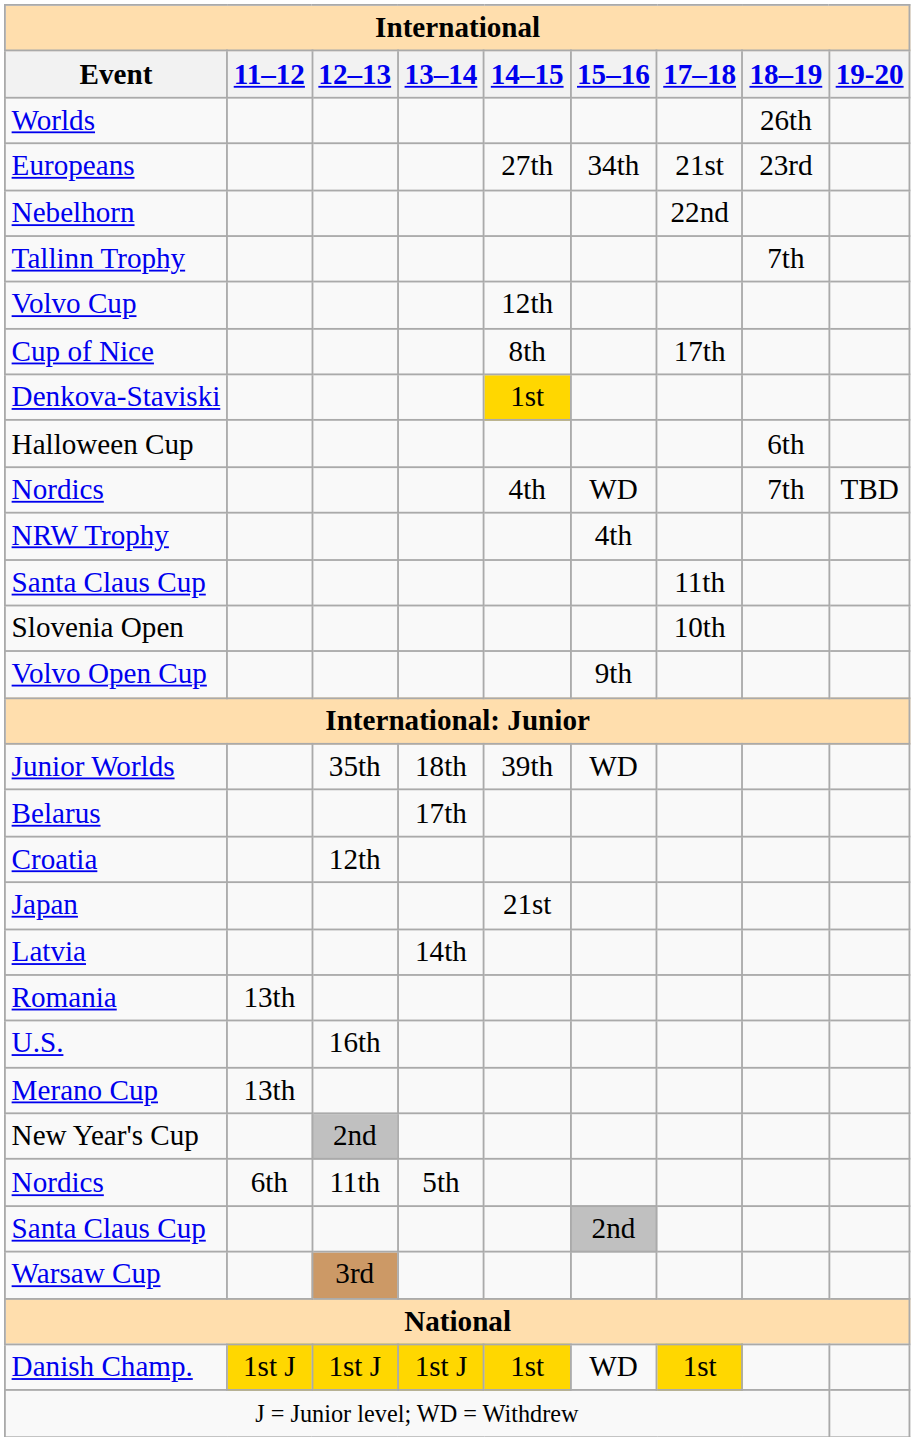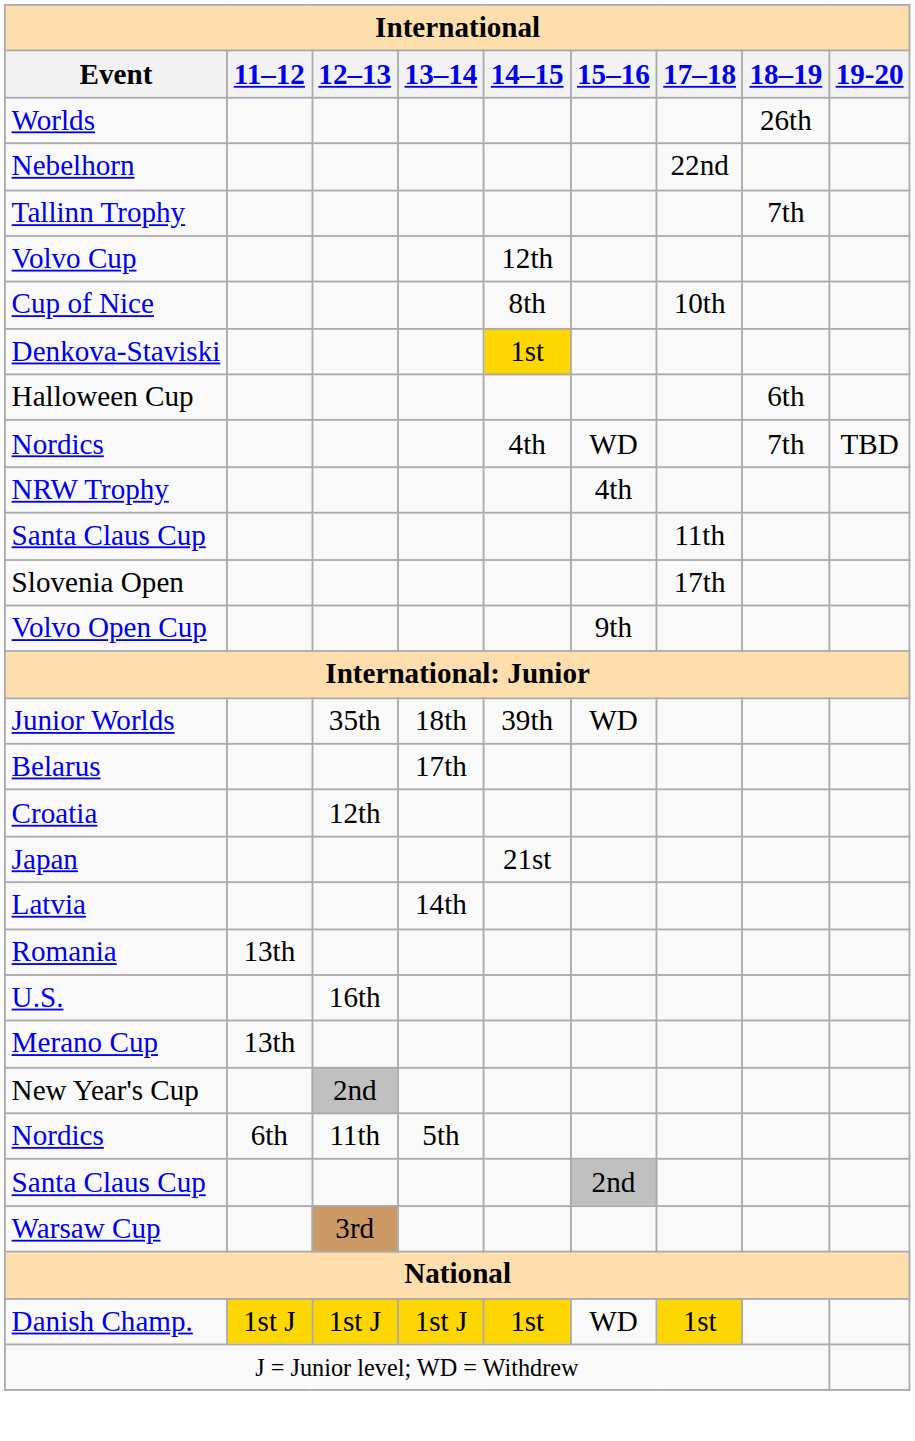- row: (73, 166)
(700, 350) 17th -> (700, 304) 10th
(700, 627) 10th -> (700, 581) 17th
